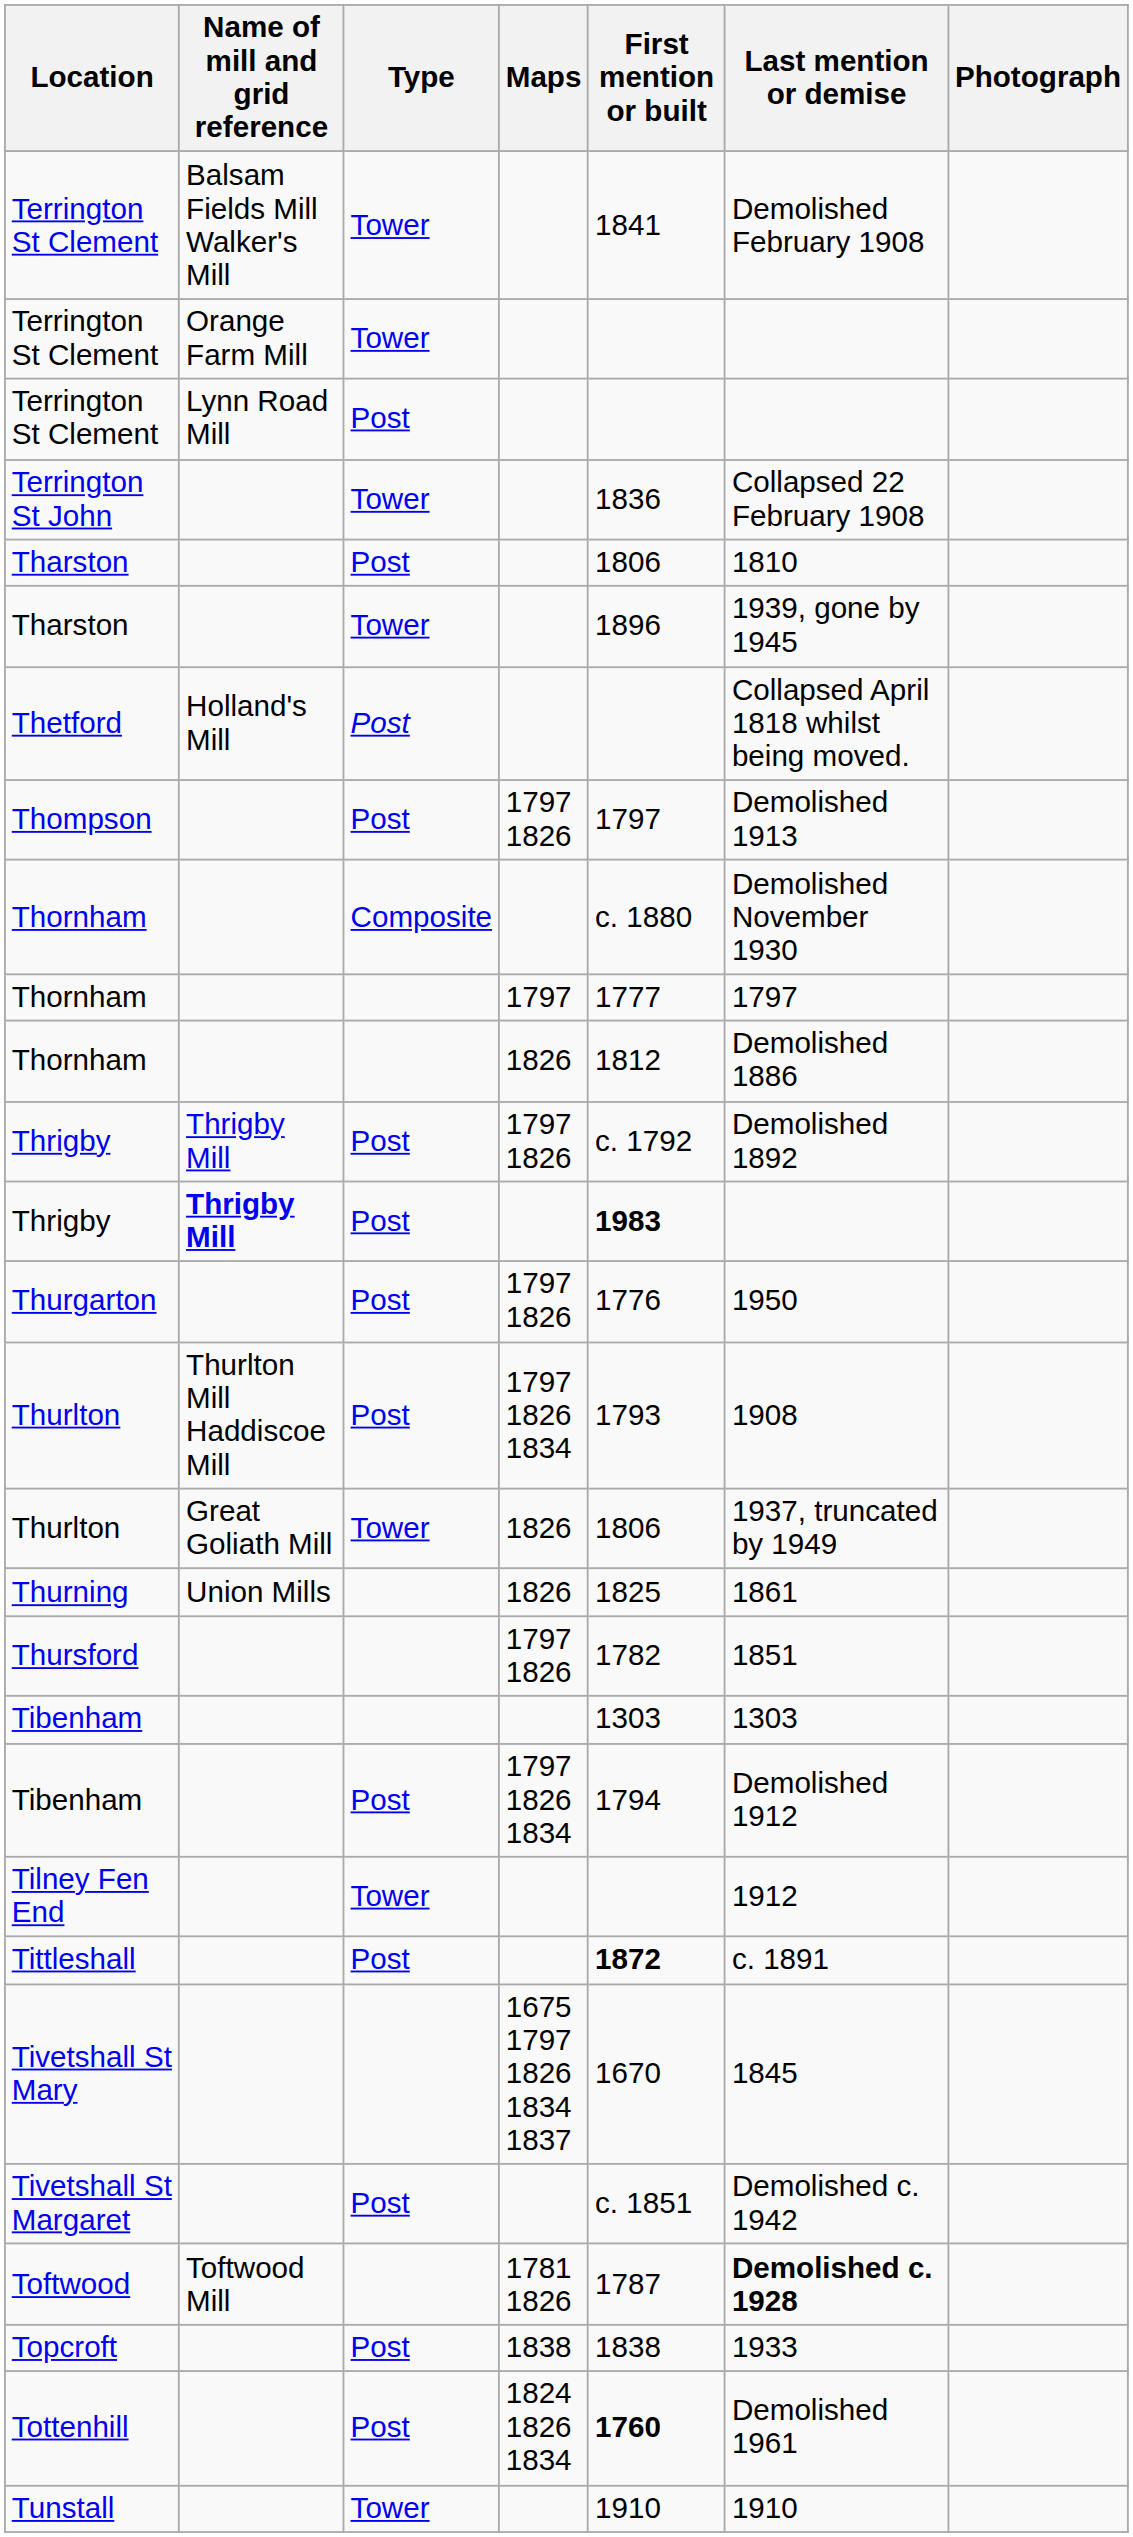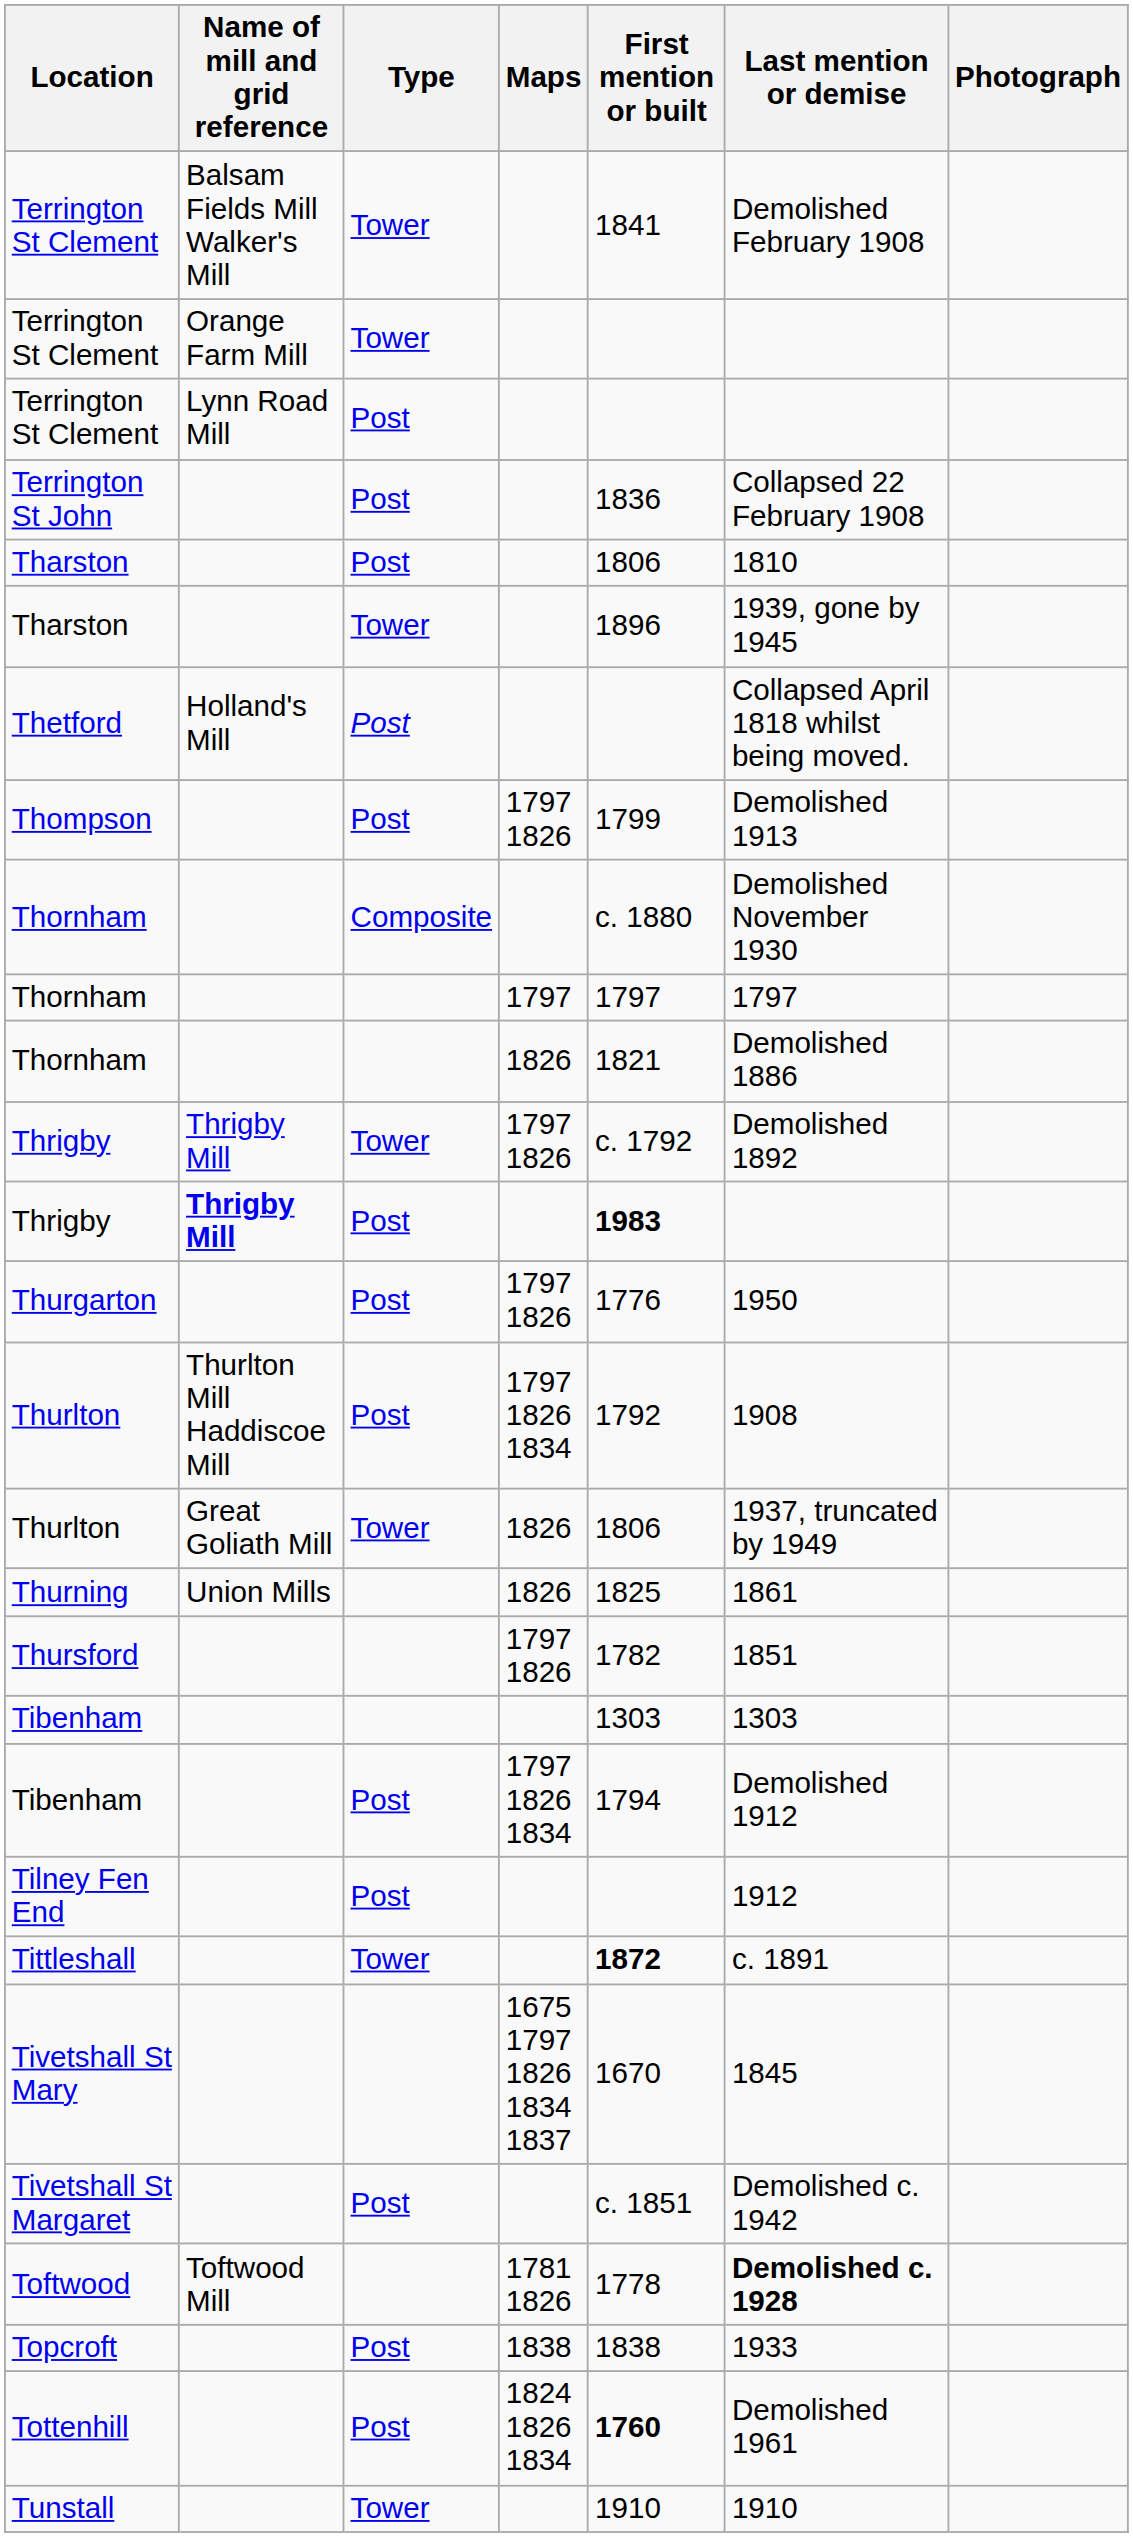(390, 498) Tower -> (380, 498) Post
(628, 819) 1797 -> (628, 819) 1799
(628, 996) 1777 -> (628, 996) 1797
(628, 1060) 1812 -> (628, 1060) 1821
(380, 1140) Post -> (390, 1140) Tower
(628, 1414) 1793 -> (628, 1414) 1792
(390, 1896) Tower -> (380, 1896) Post
(380, 1959) Post -> (390, 1959) Tower
(628, 2283) 1787 -> (628, 2283) 1778
